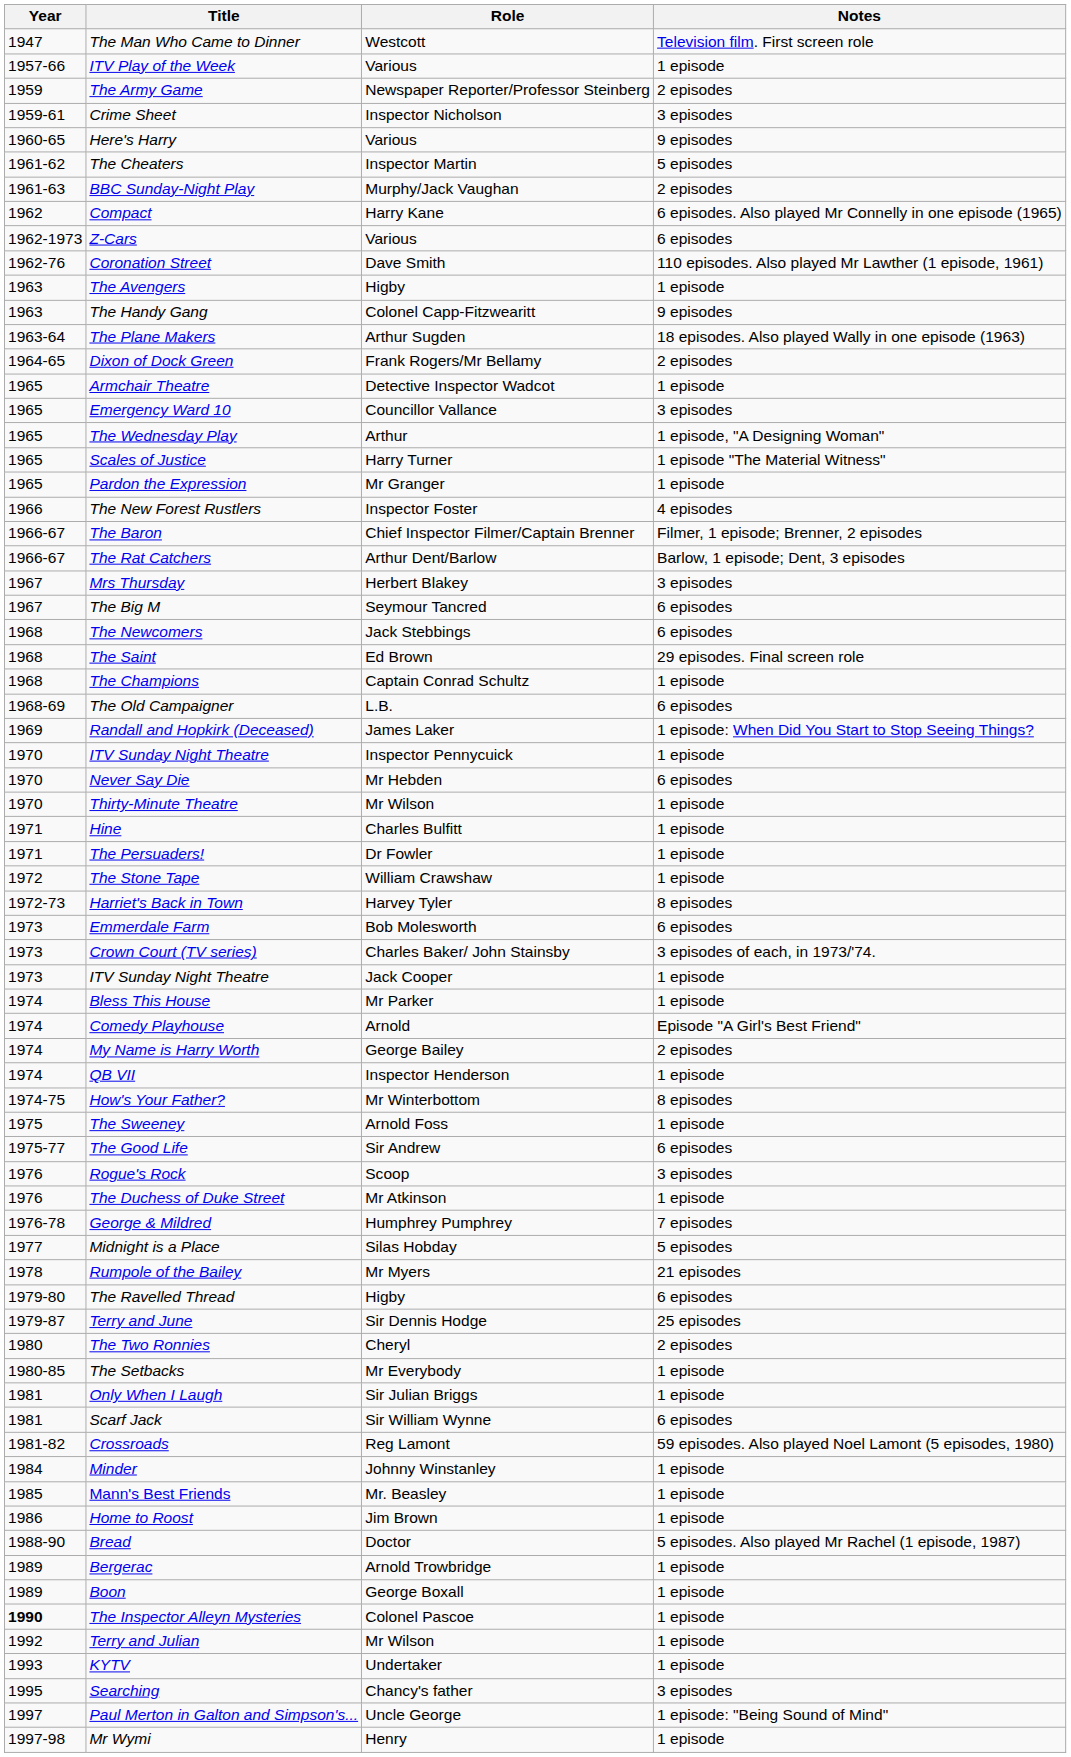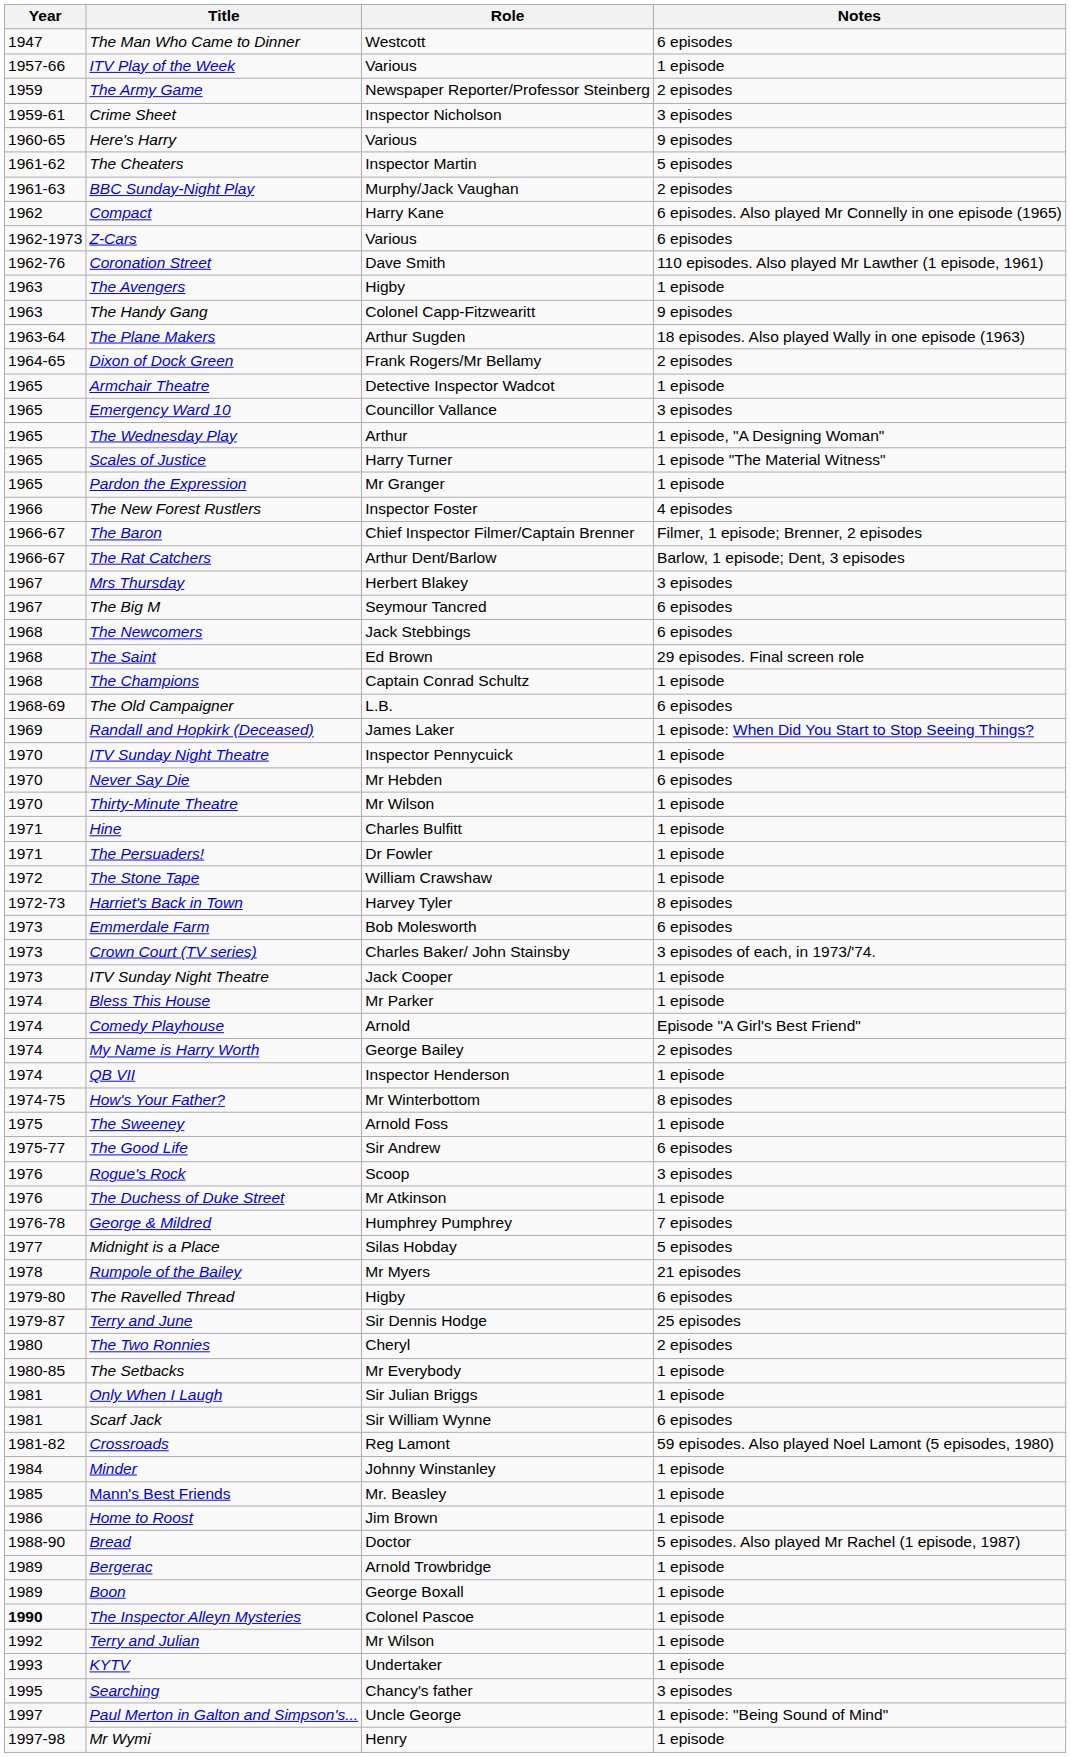(765, 41) Television film. First screen role -> (695, 41) 6 episodes
